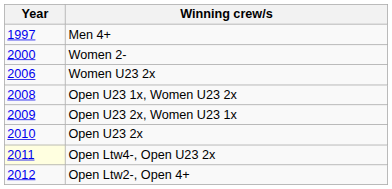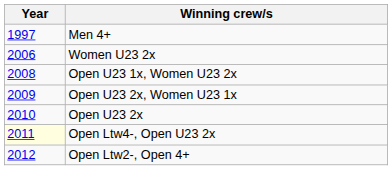- row: (97, 54)
